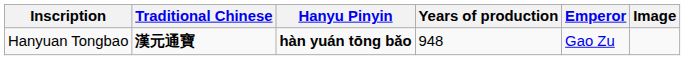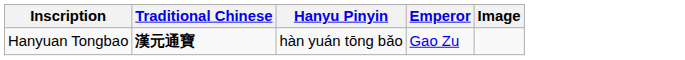- column: (488, 16)
(346, 41) bold -> (341, 41) normal
